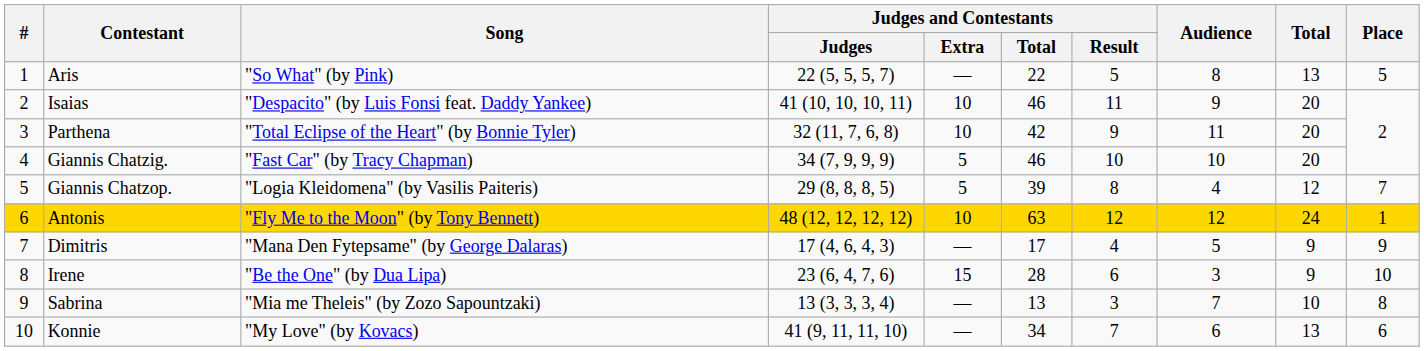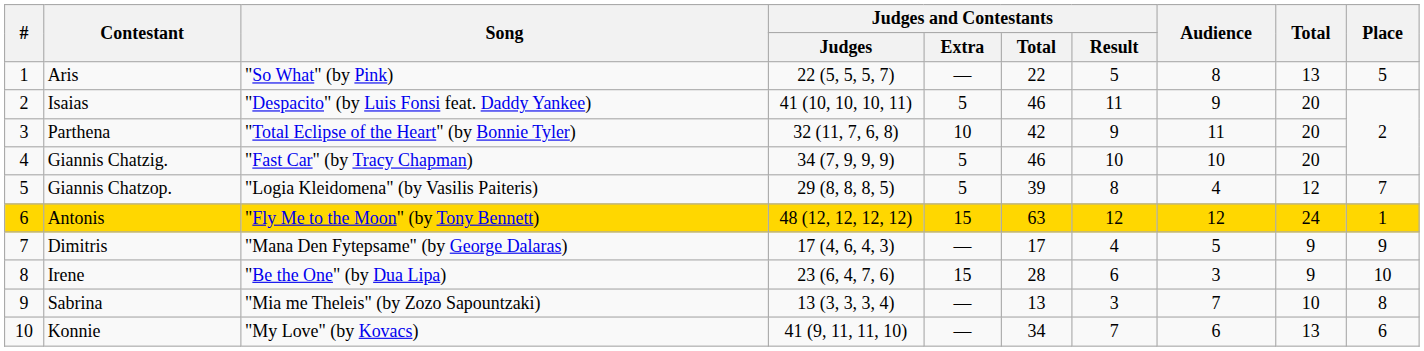(962, 103) 10 -> (962, 103) 5
(962, 217) 10 -> (962, 217) 15
